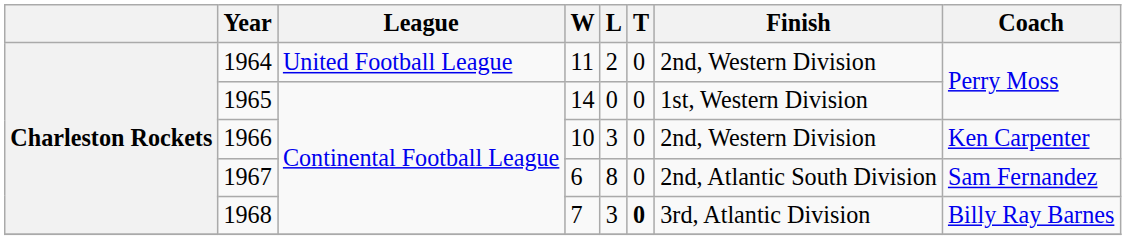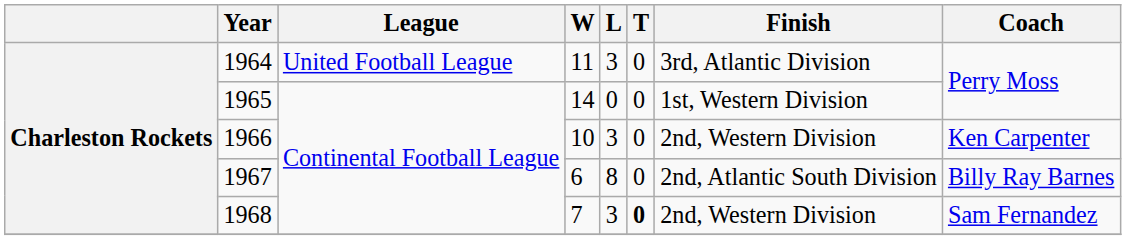(612, 61) 2 -> (612, 61) 3
(768, 61) 2nd, Western Division -> (765, 61) 3rd, Atlantic Division
(1023, 176) Sam Fernandez -> (1031, 176) Billy Ray Barnes
(765, 215) 3rd, Atlantic Division -> (768, 215) 2nd, Western Division
(1031, 215) Billy Ray Barnes -> (1023, 215) Sam Fernandez
